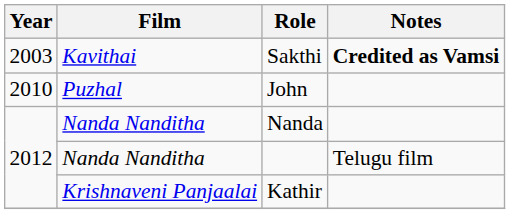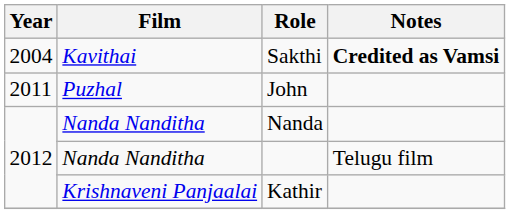(31, 55) 2003 -> (31, 55) 2004
(31, 89) 2010 -> (31, 89) 2011
